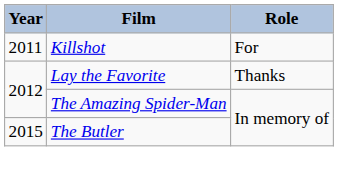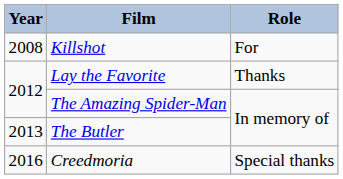(25, 47) 2011 -> (26, 47) 2008
(26, 132) 2015 -> (26, 132) 2013
+ row: (92, 160)
